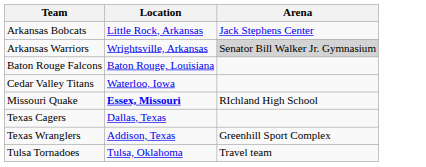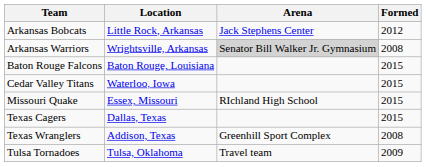+ column: (400, 13)
(144, 100) bold -> (142, 100) normal
